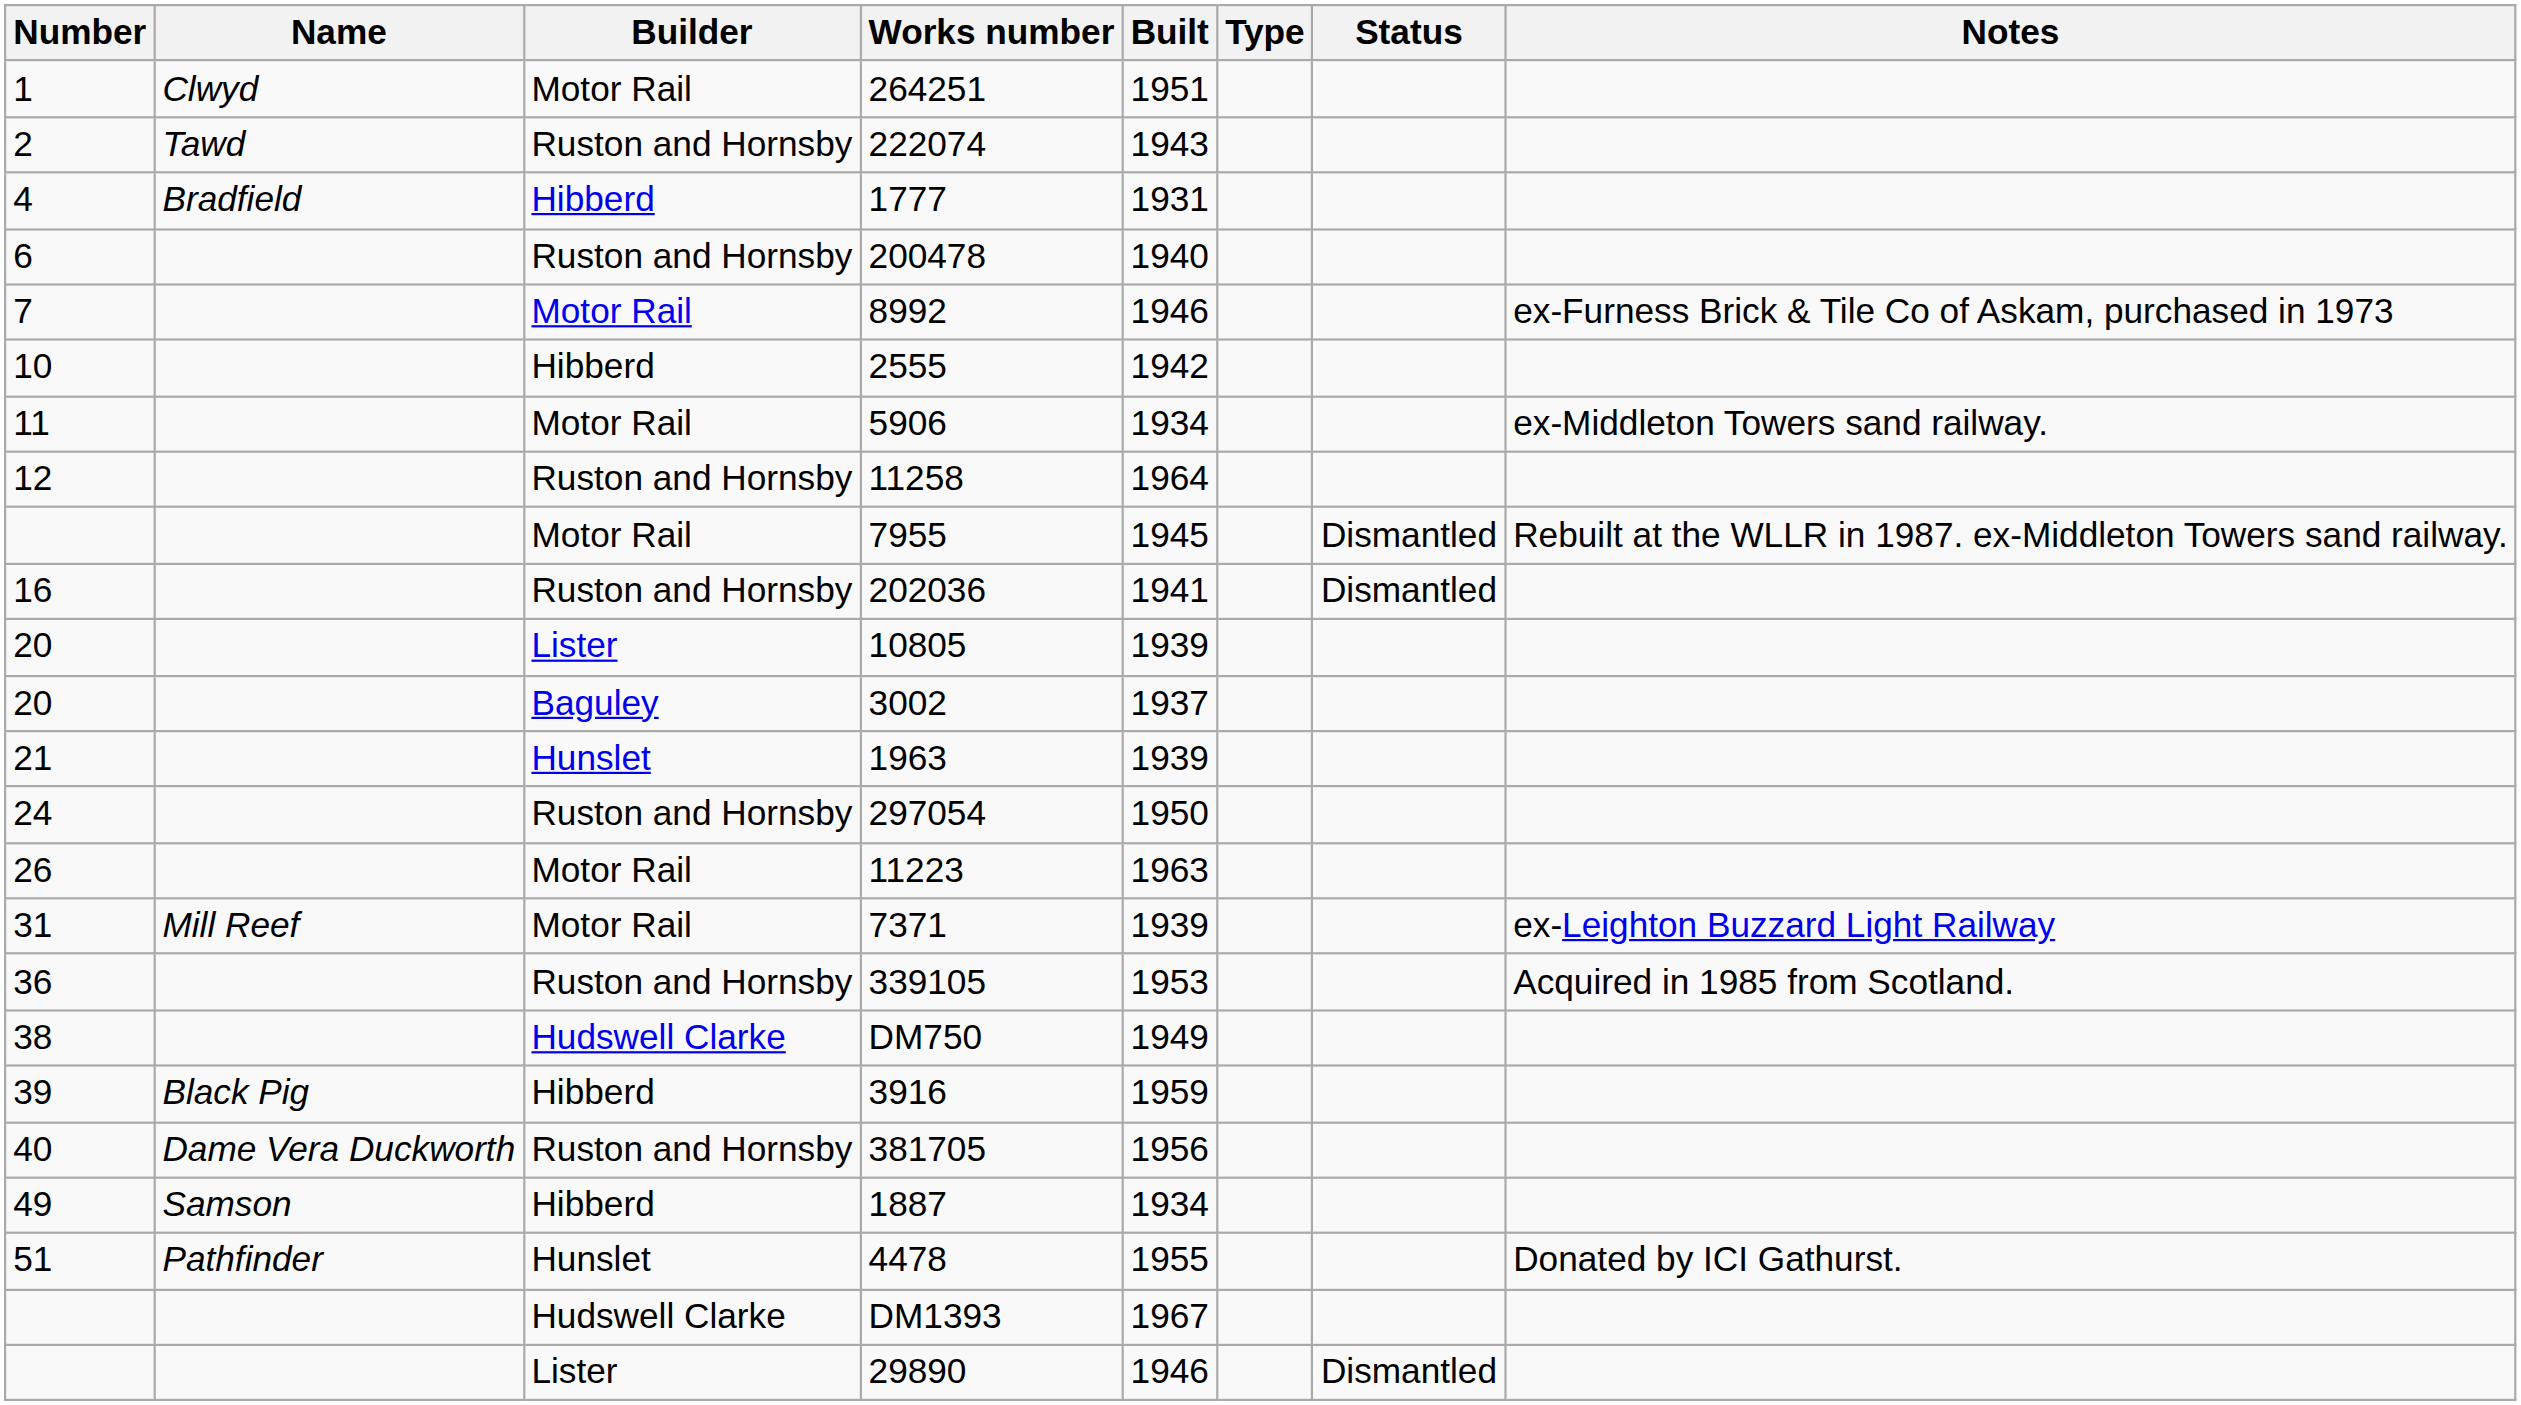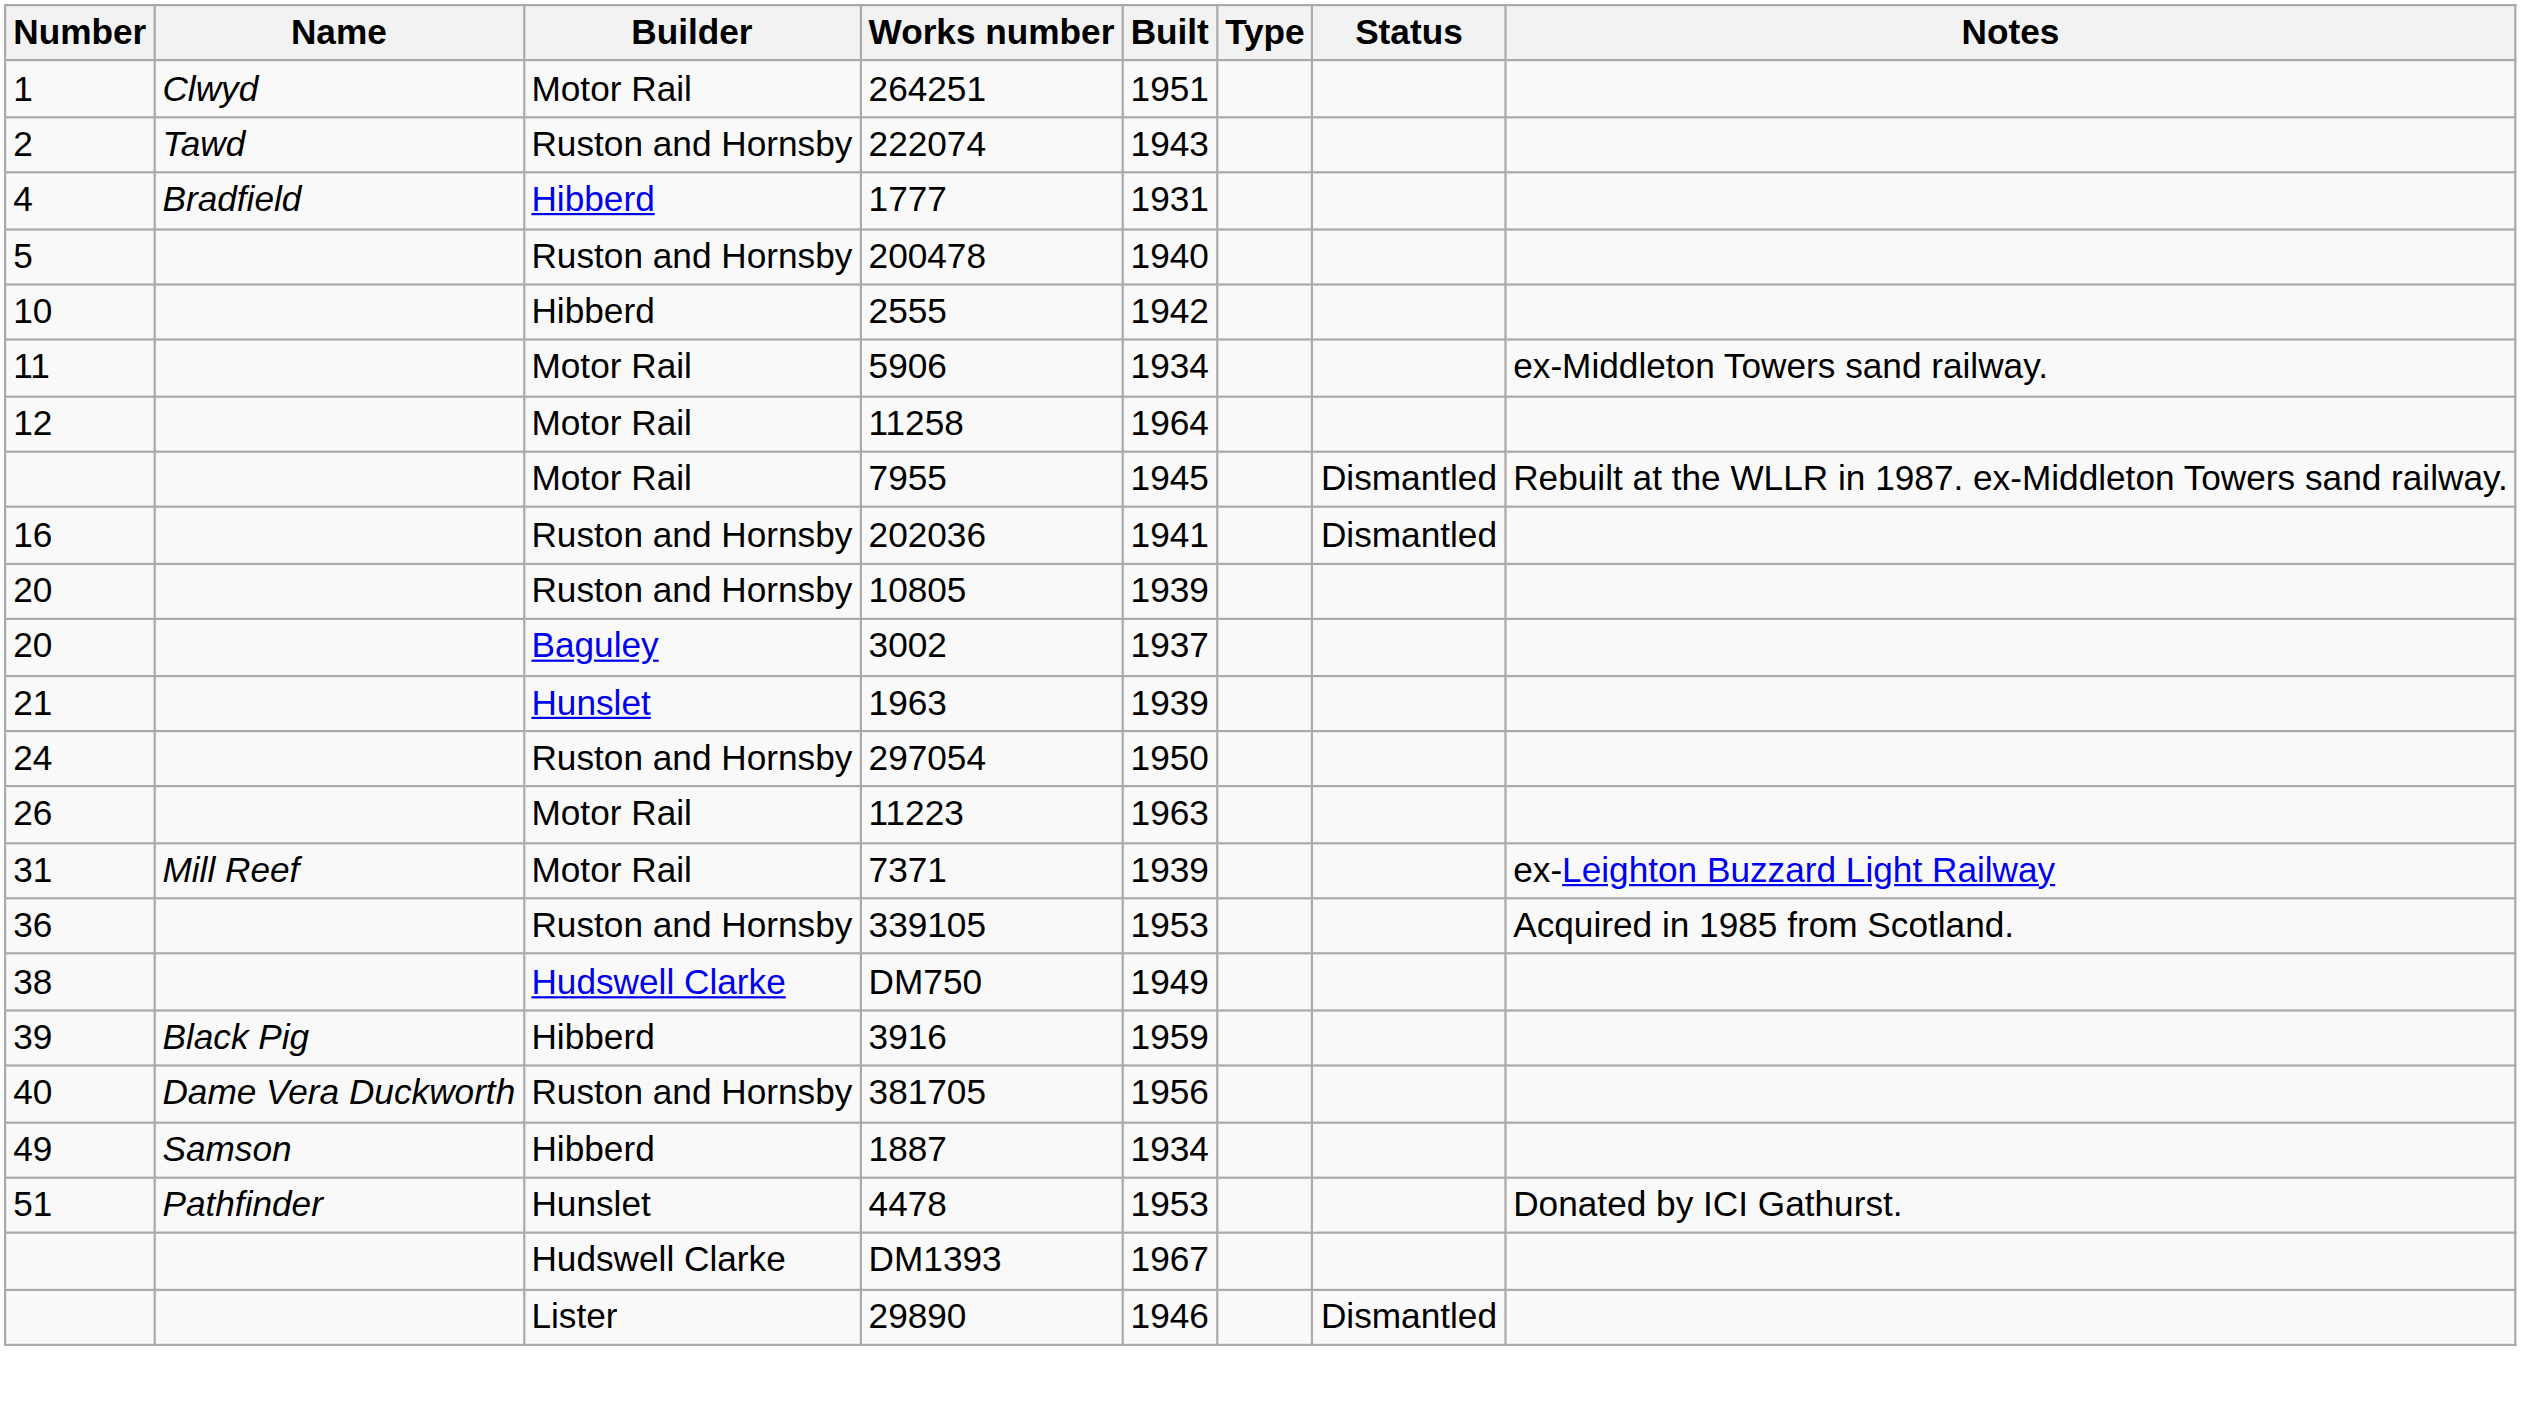(23, 255) 6 -> (23, 255) 5
- row: (908, 311)
(692, 479) Ruston and Hornsby -> (612, 423) Motor Rail
(574, 646) Lister -> (692, 590) Ruston and Hornsby
(1170, 1260) 1955 -> (1170, 1204) 1953
